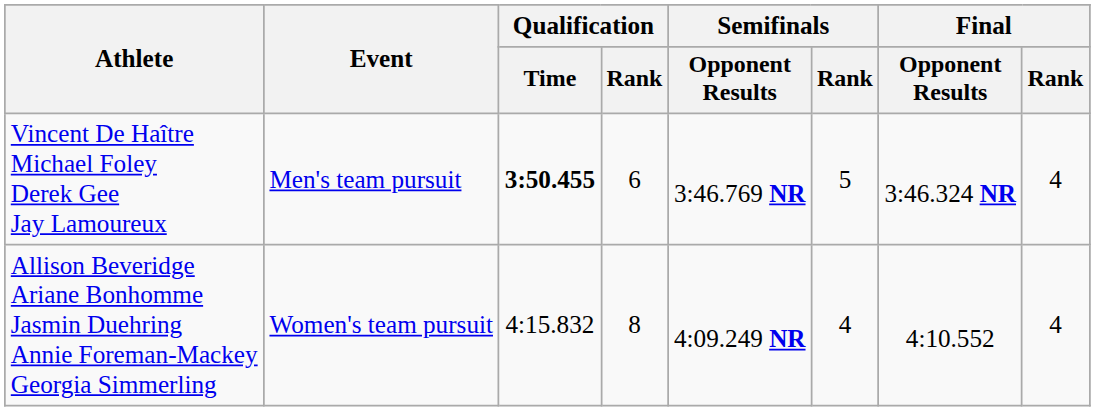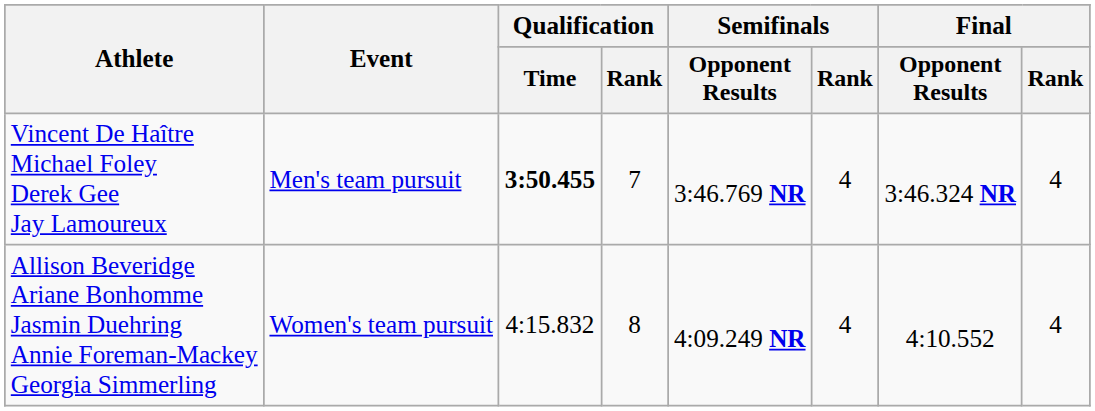(635, 179) 6 -> (635, 179) 7
(845, 179) 5 -> (845, 179) 4
